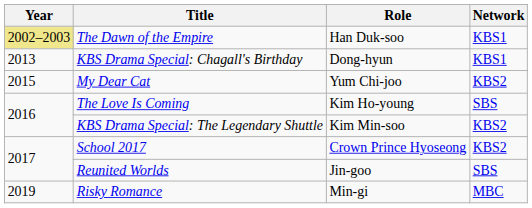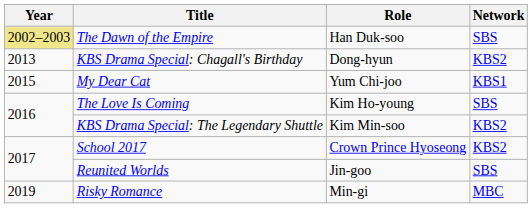(490, 37) KBS1 -> (485, 37) SBS
(490, 59) KBS1 -> (490, 59) KBS2
(490, 81) KBS2 -> (490, 81) KBS1
